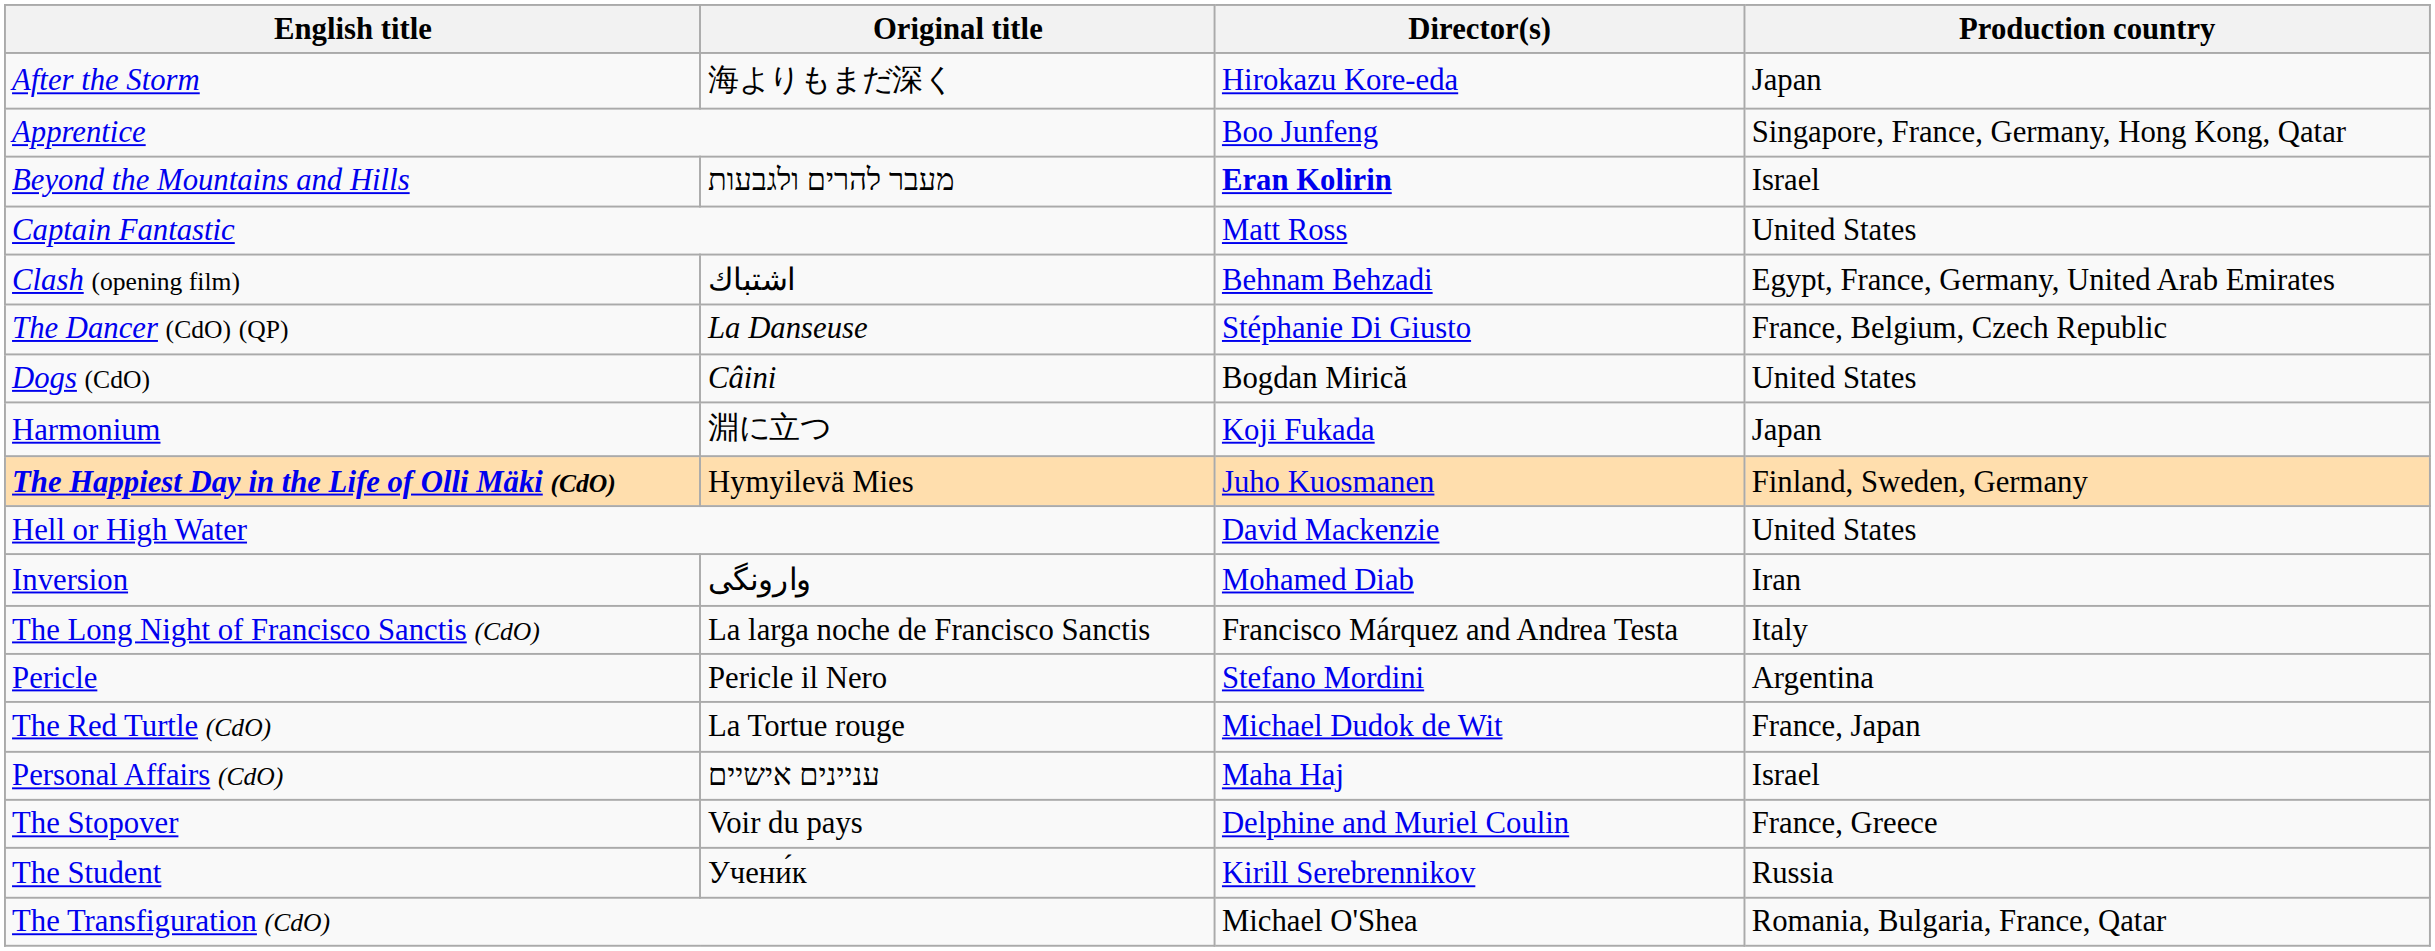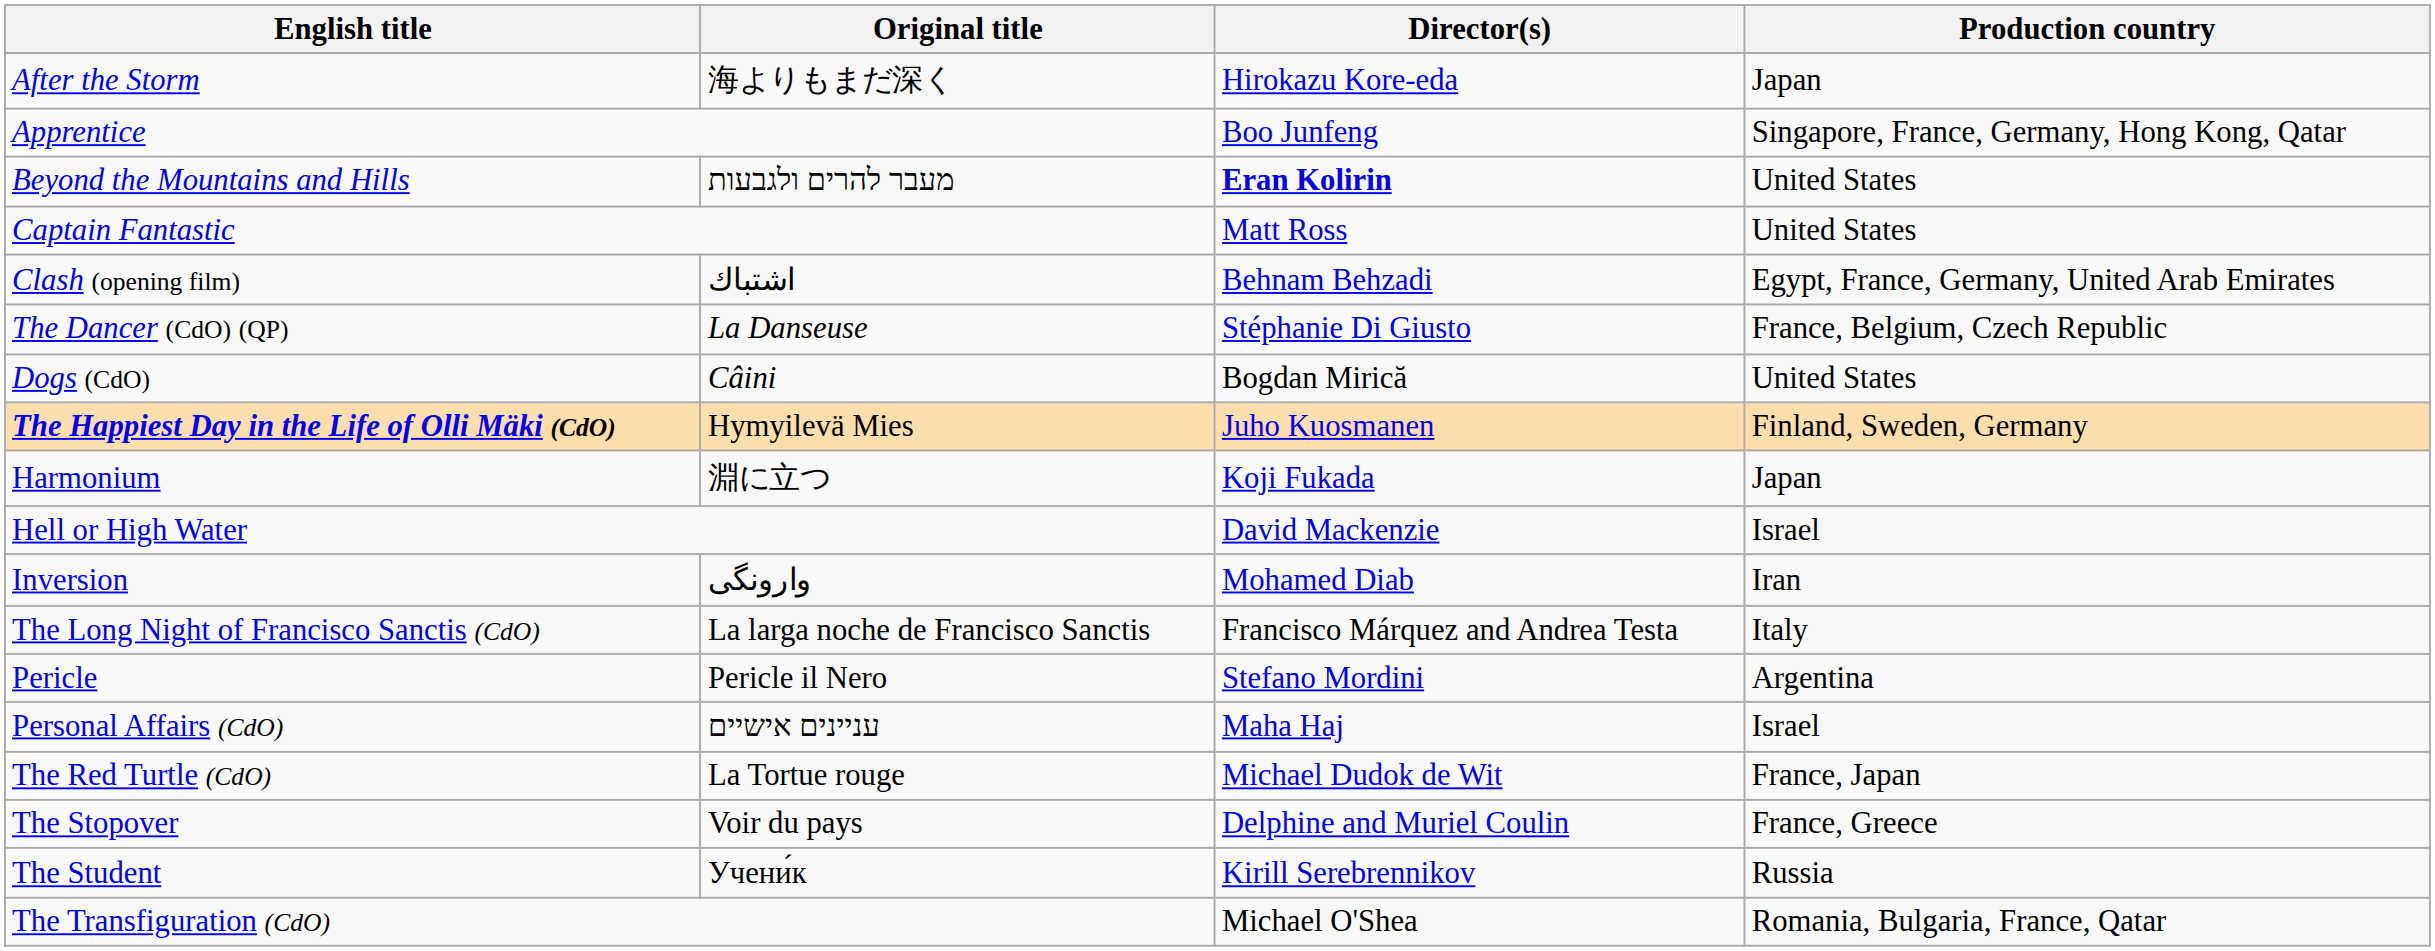(1786, 180) Israel -> (1834, 180) United States
rows swapped: (314, 480) <-> (86, 429)
(1834, 529) United States -> (1786, 529) Israel
rows swapped: (148, 775) <-> (142, 726)
